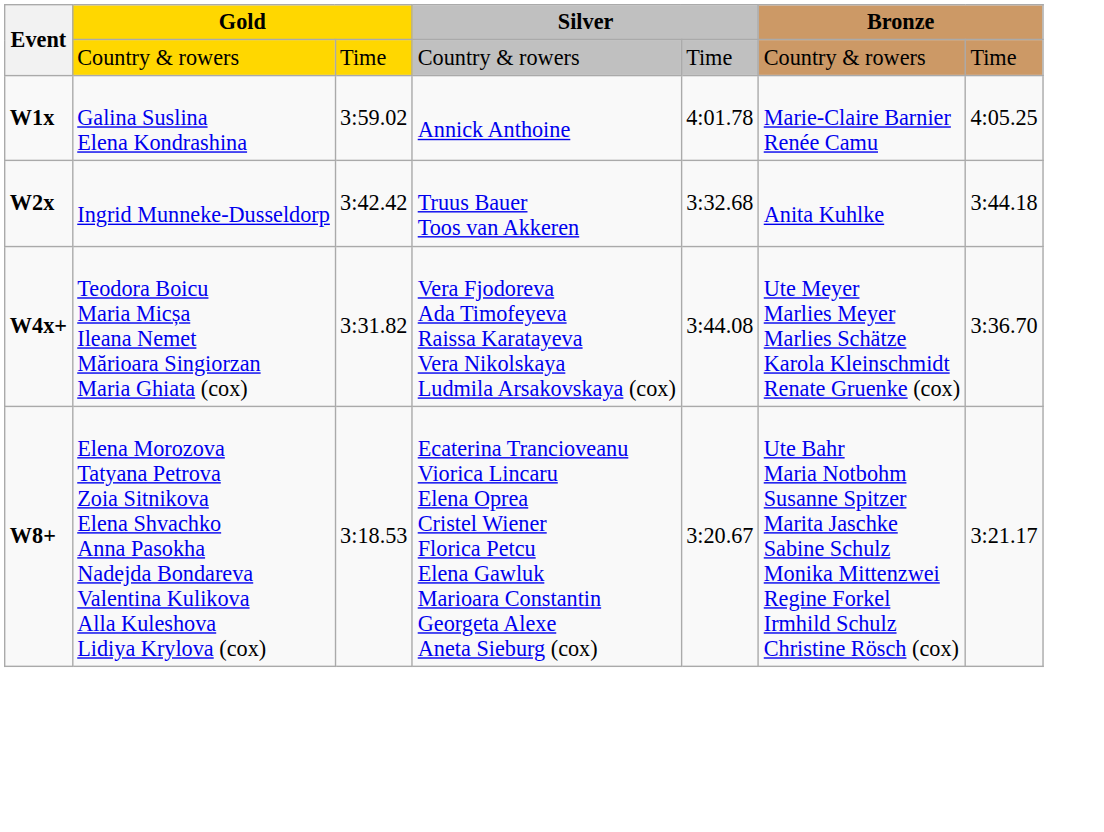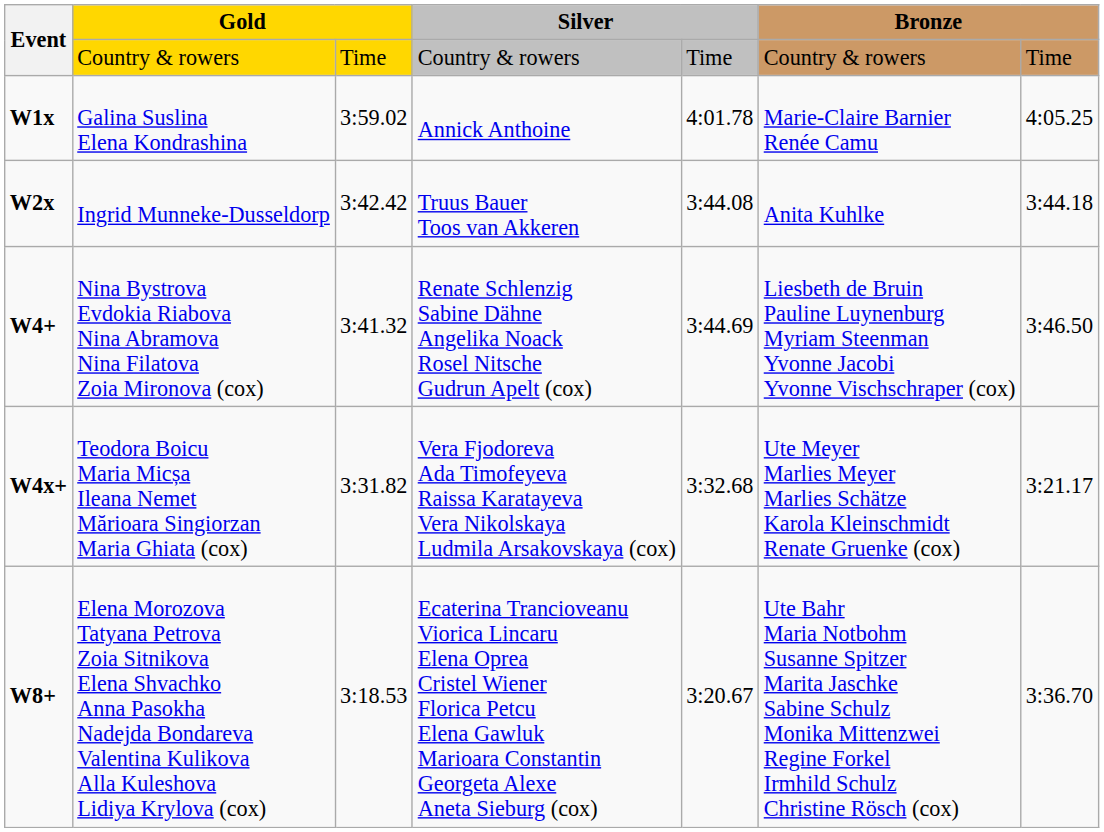(720, 203) 3:32.68 -> (720, 203) 3:44.08
+ row: (33, 325)
(720, 325) 3:44.08 -> (720, 486) 3:32.68
(1004, 325) 3:36.70 -> (1059, 486) 3:21.17
(1004, 536) 3:21.17 -> (1059, 696) 3:36.70
